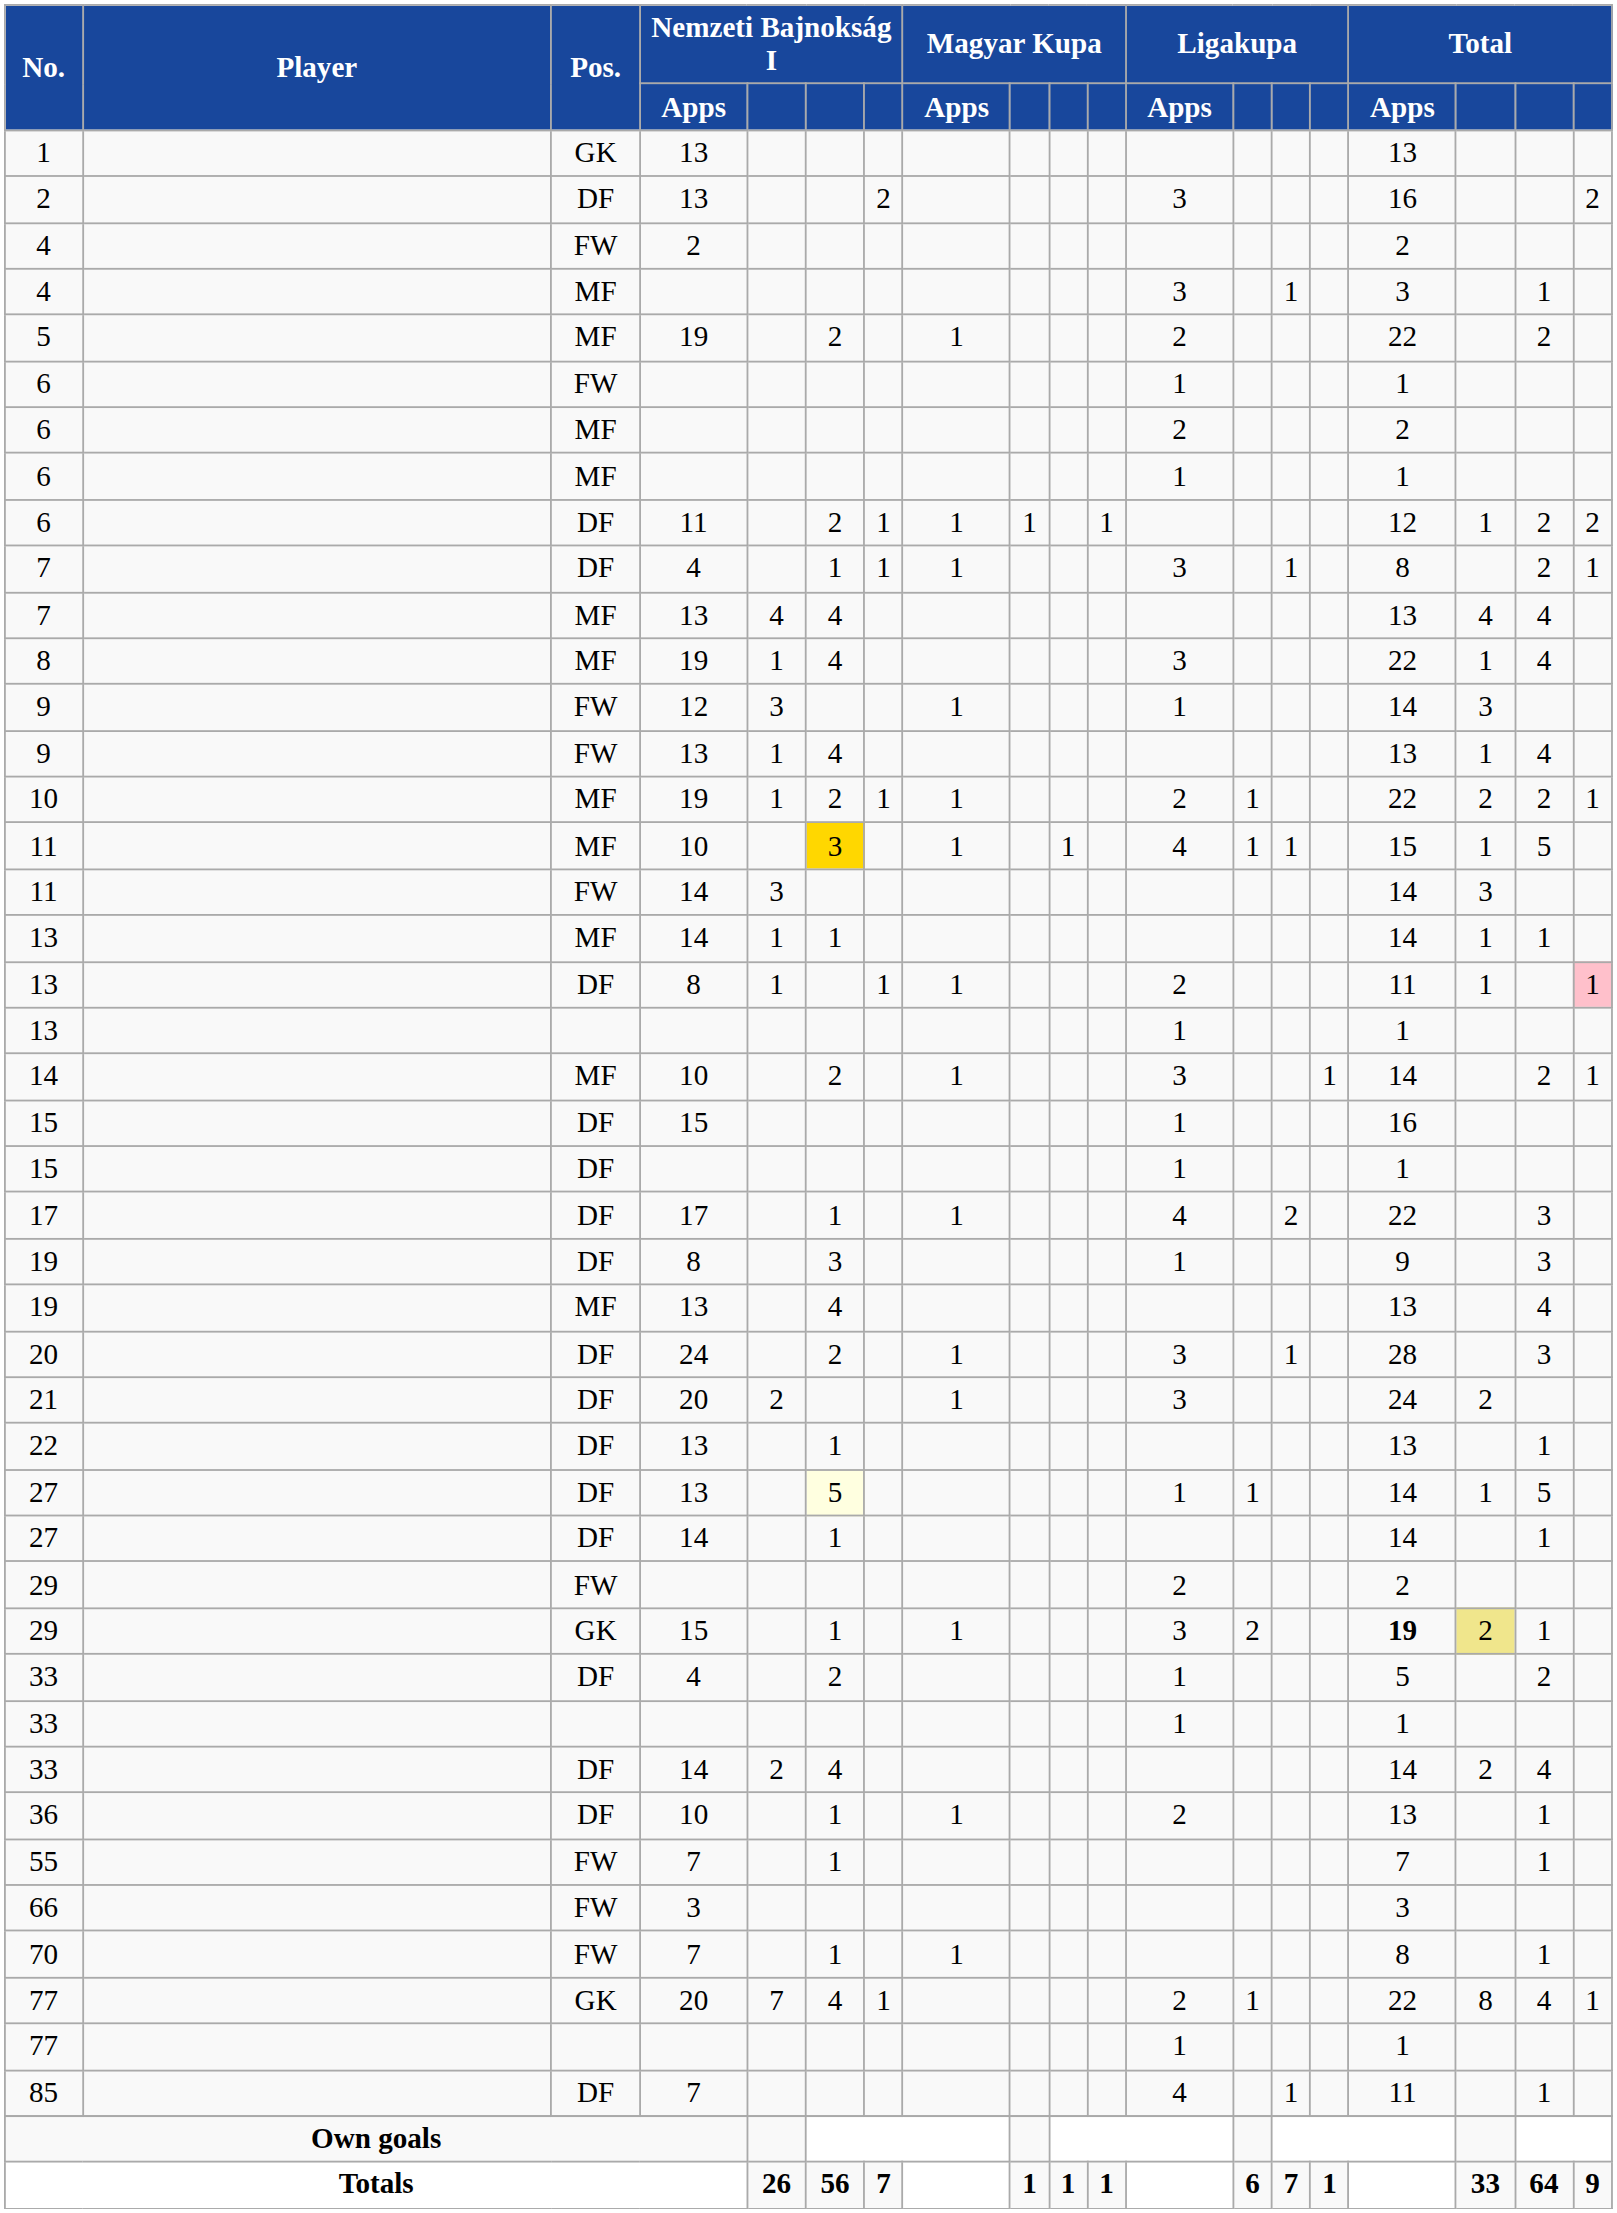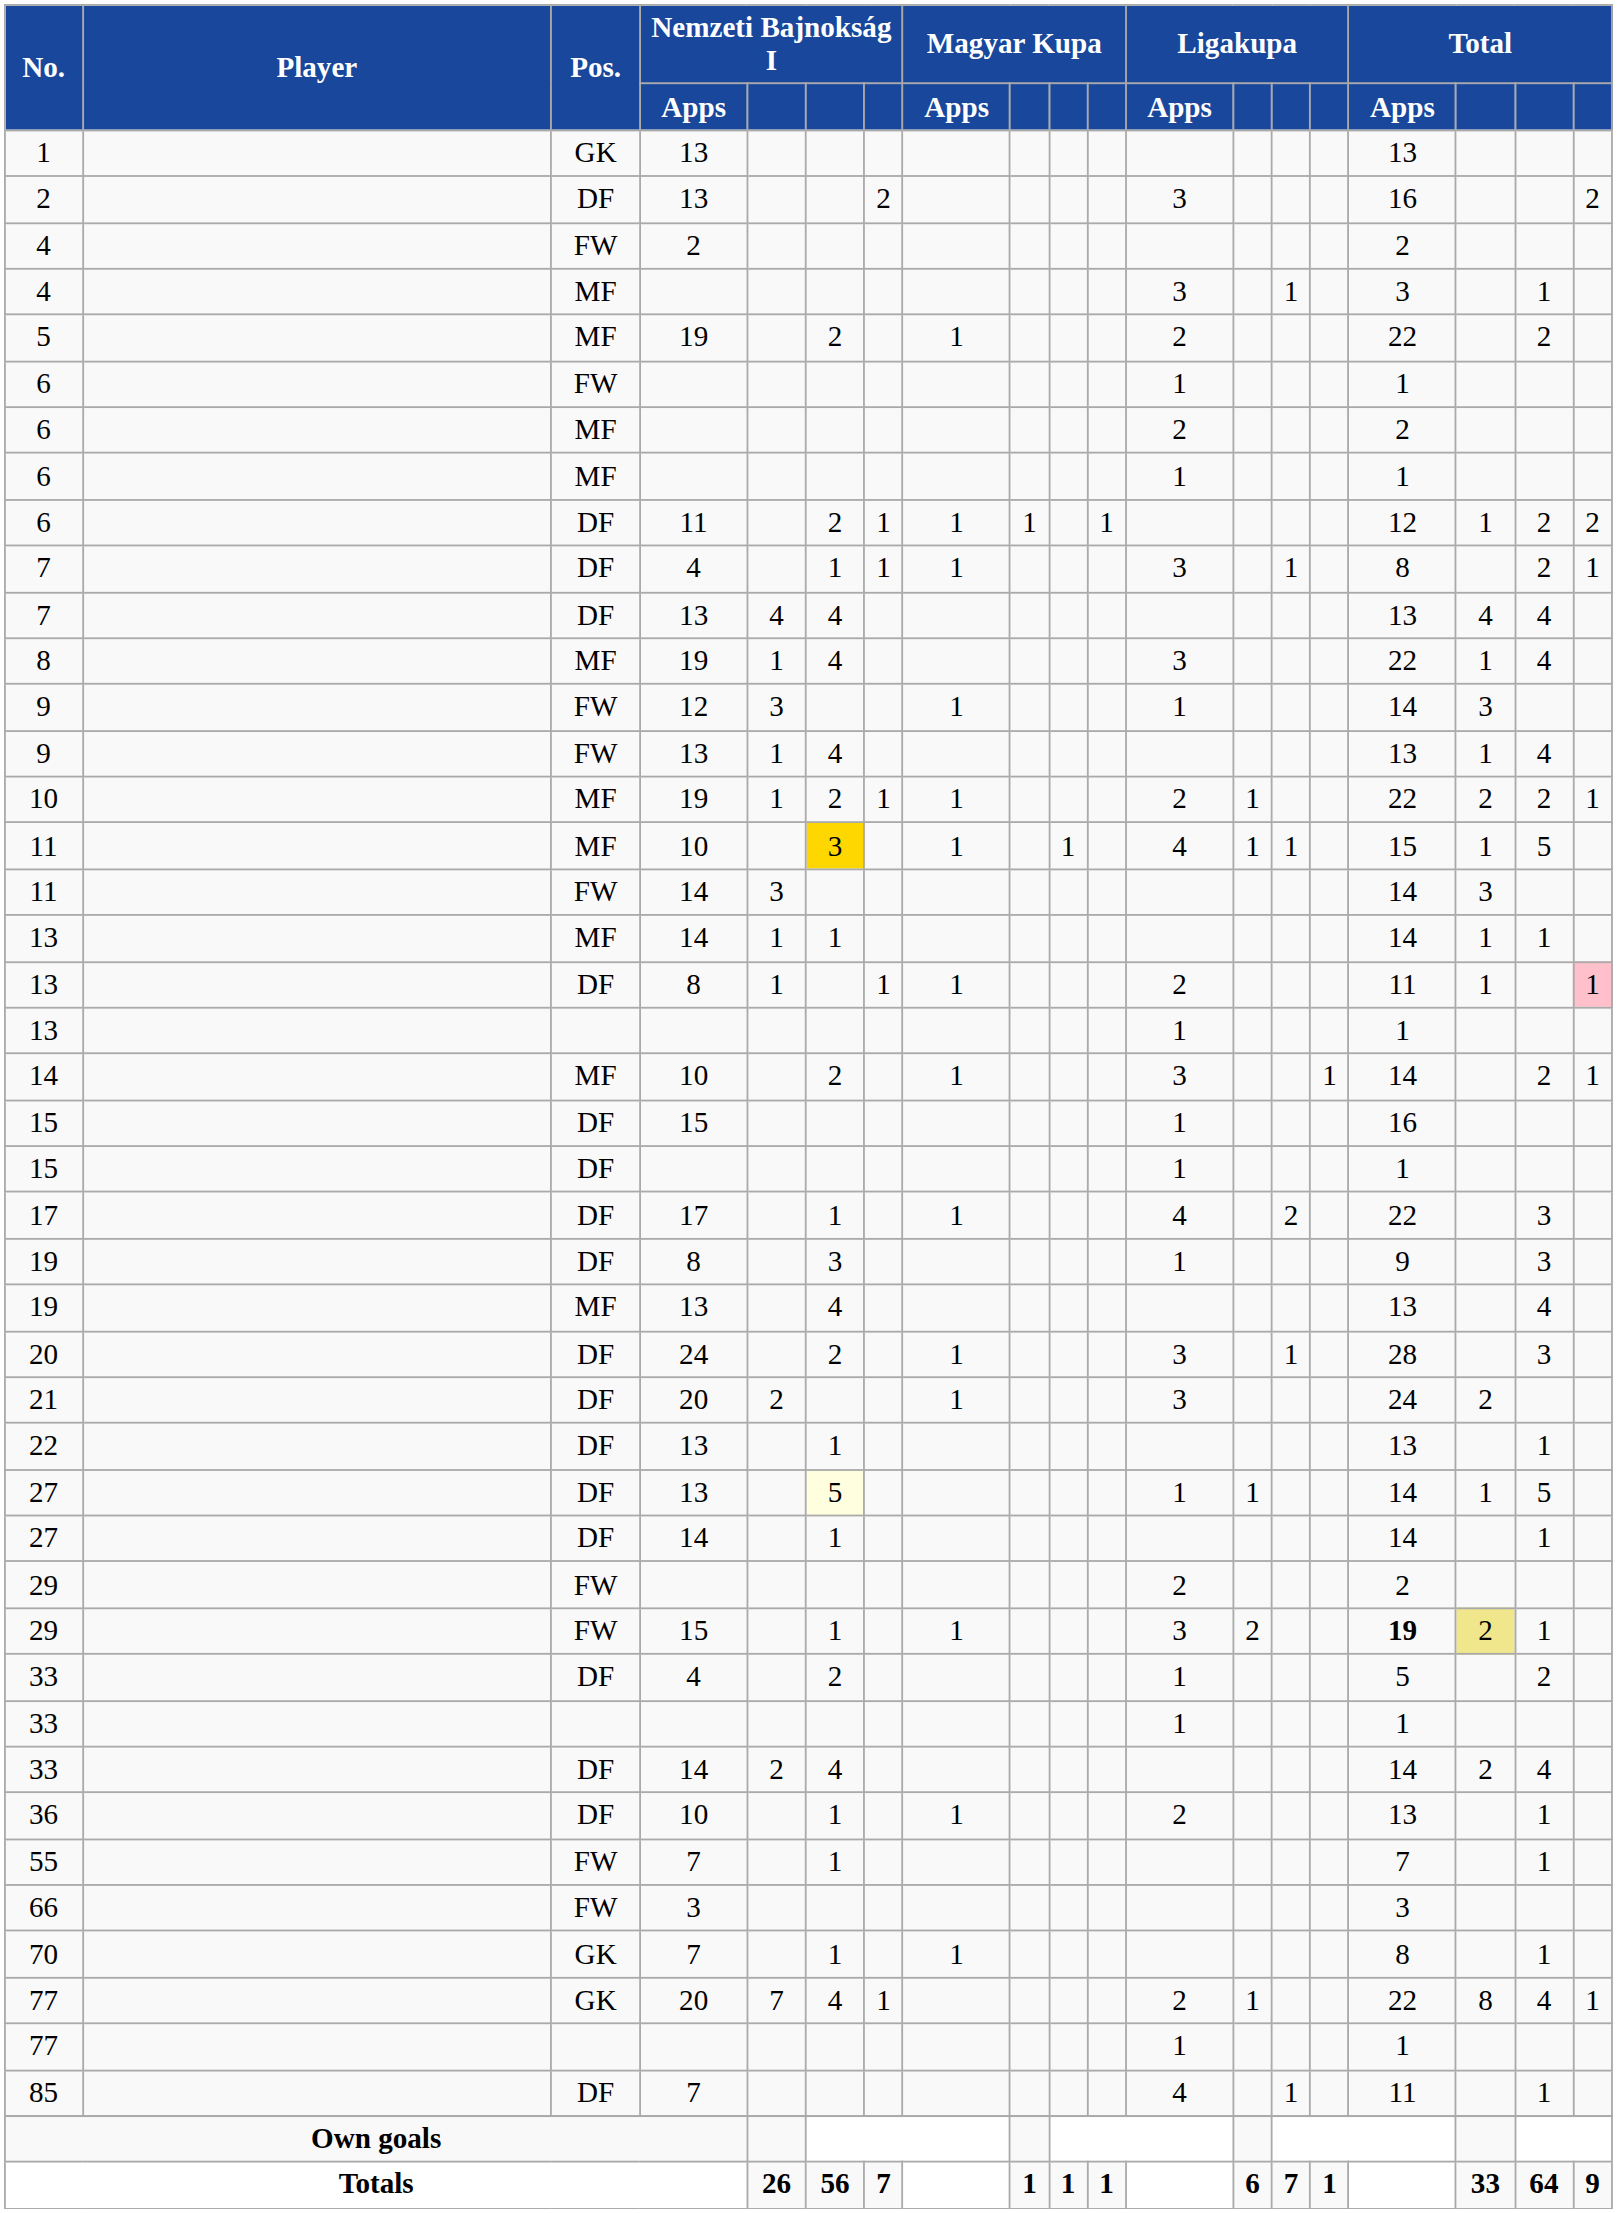(596, 614) MF -> (596, 614) DF
(596, 1630) GK -> (596, 1630) FW
(596, 1953) FW -> (596, 1953) GK
